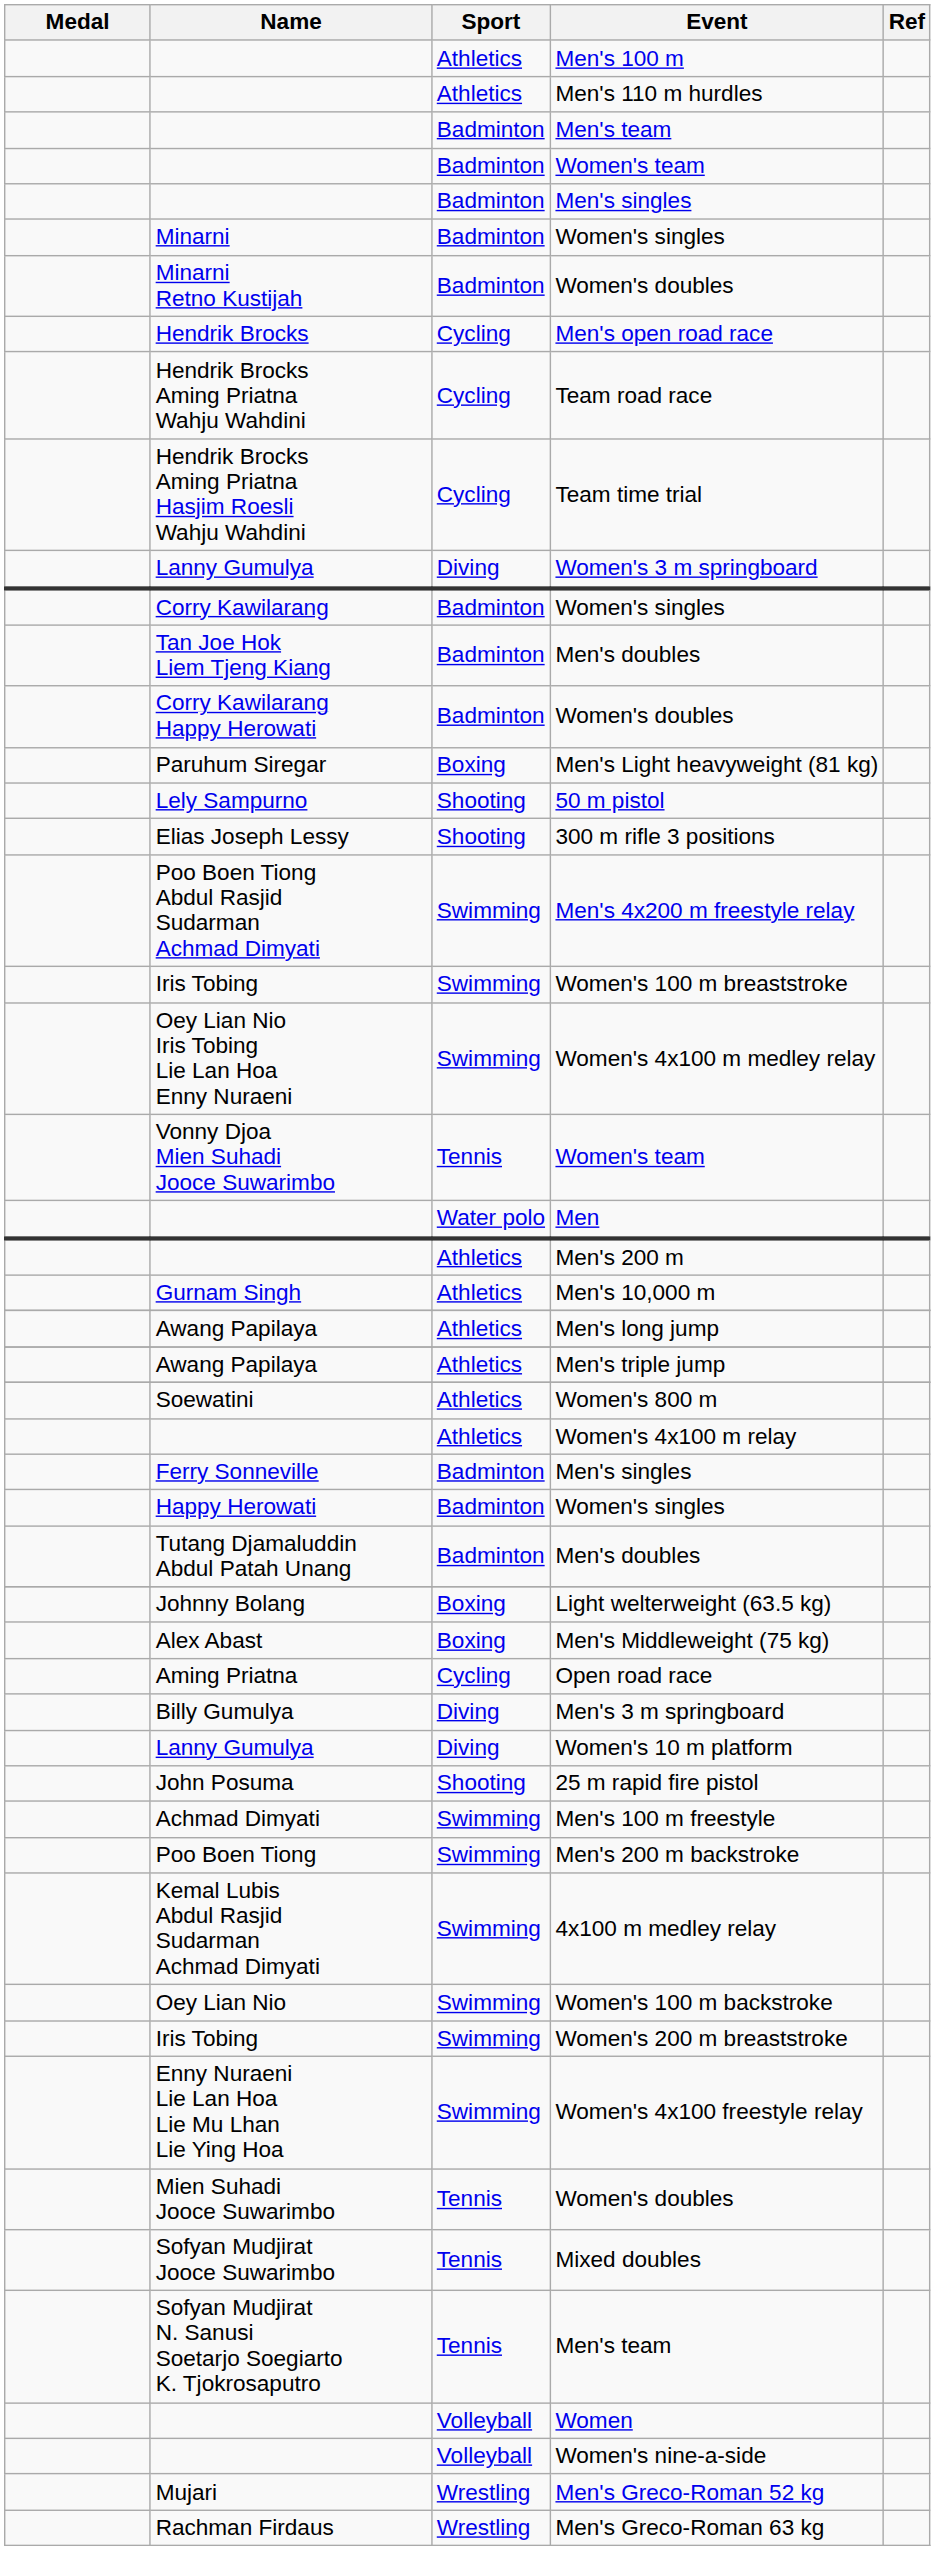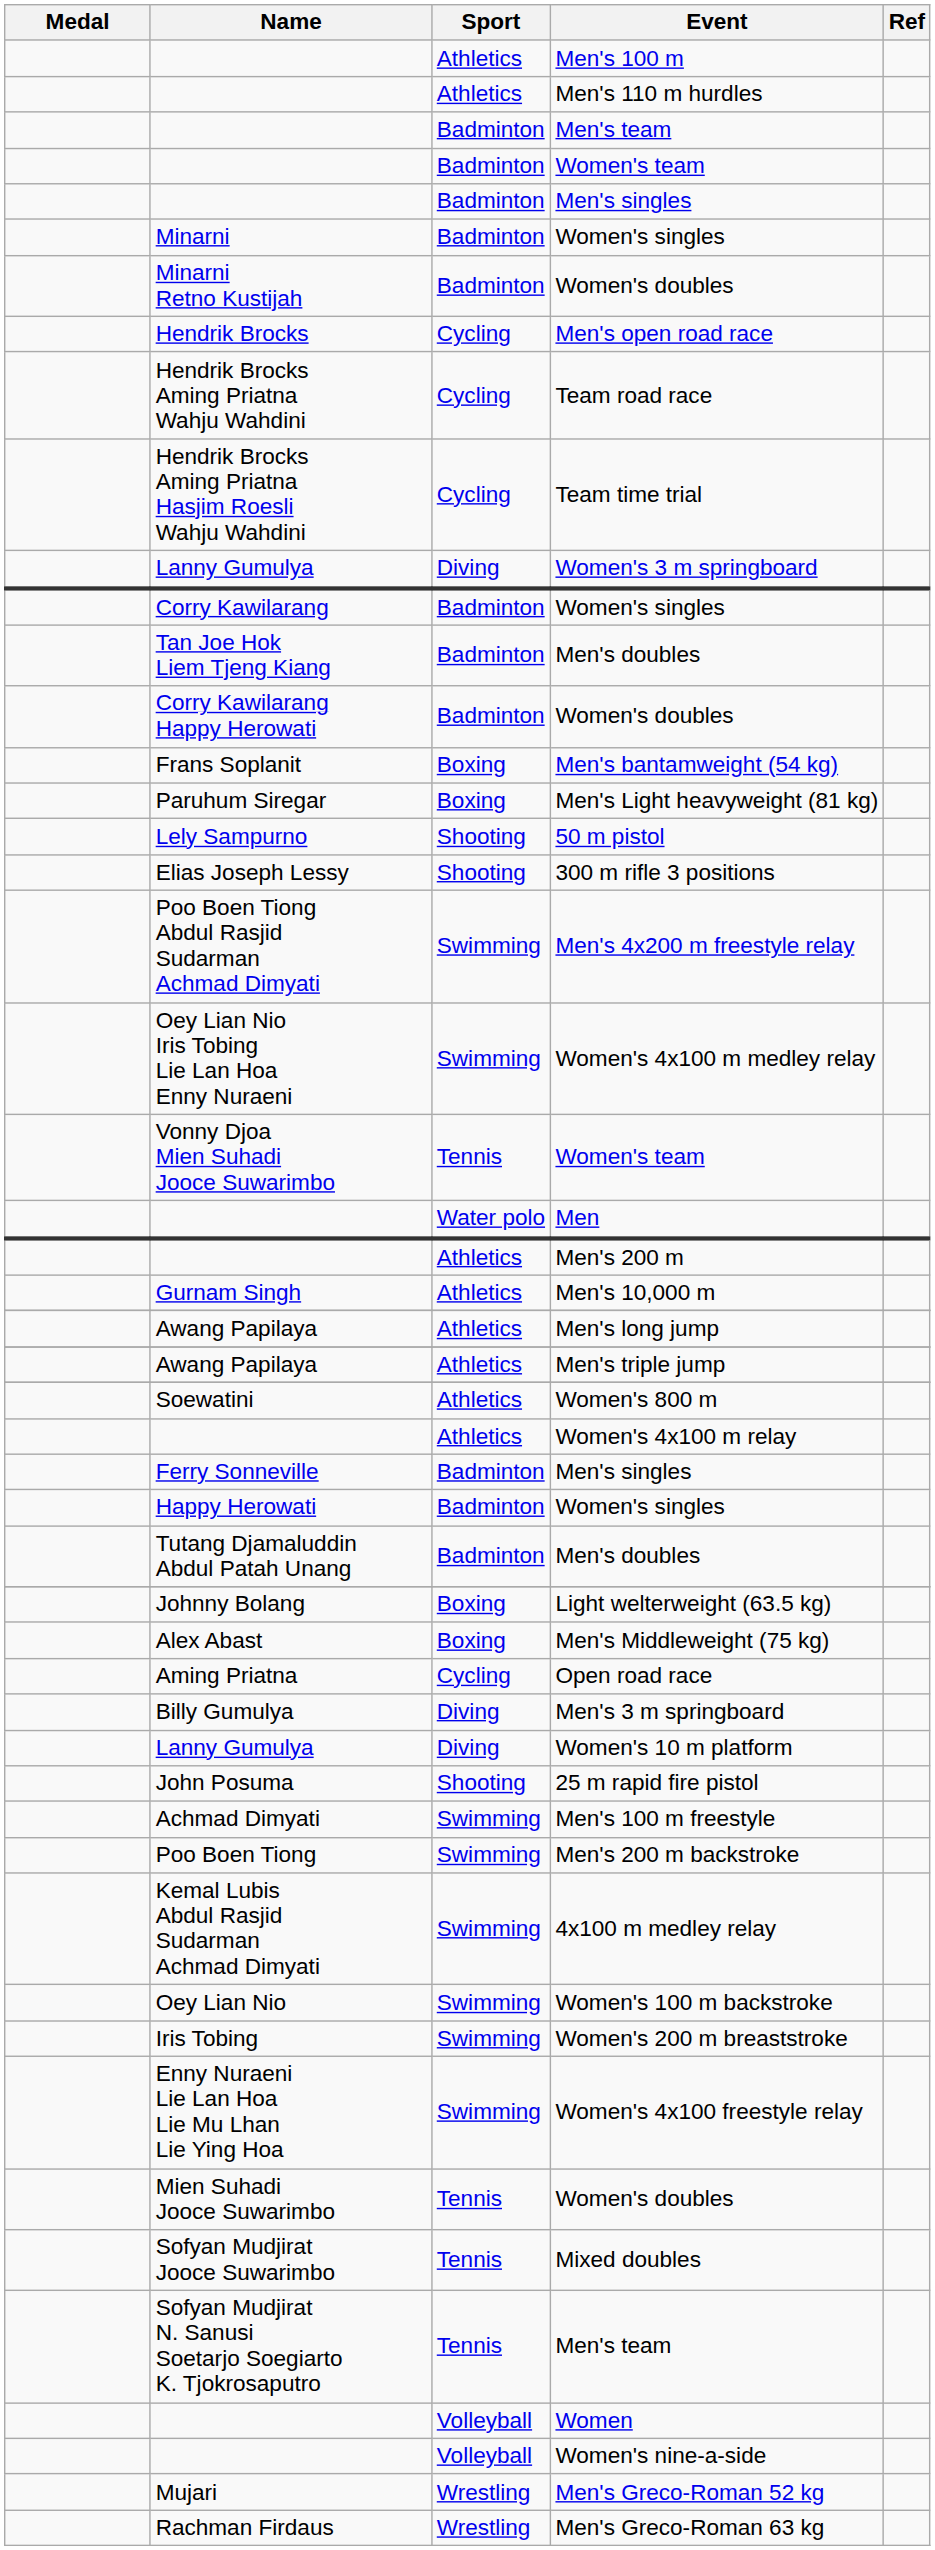+ row: (228, 764)
- row: (207, 984)
